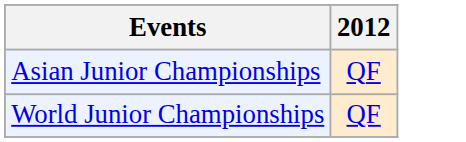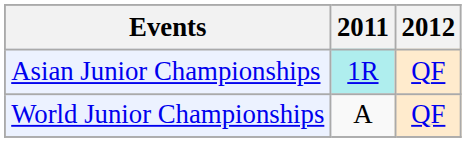+ column: (363, 26)
